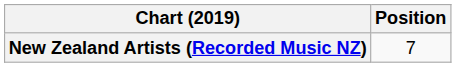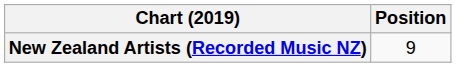(411, 47) 7 -> (411, 47) 9
